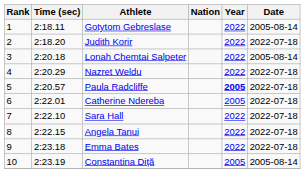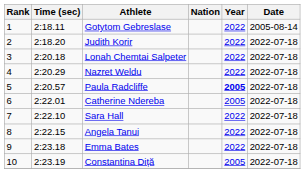(274, 57) 2005-08-14 -> (274, 57) 2022-07-18
(274, 161) 2005-08-14 -> (274, 161) 2022-07-18
